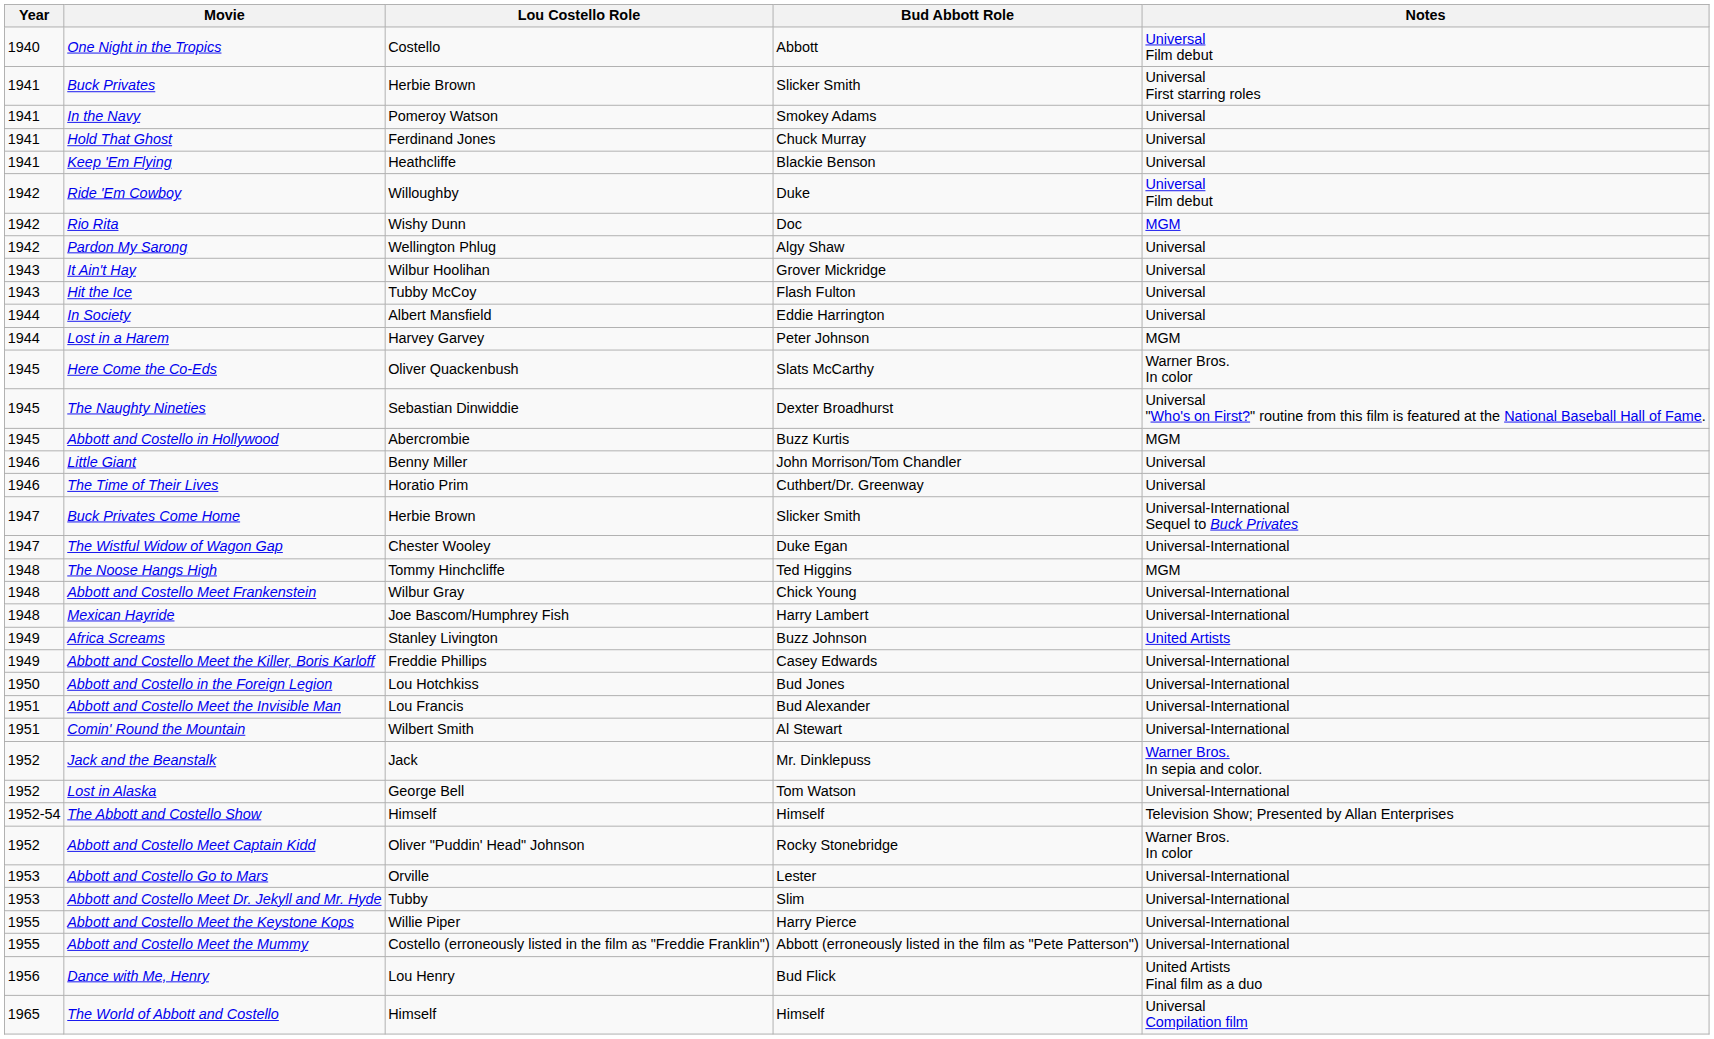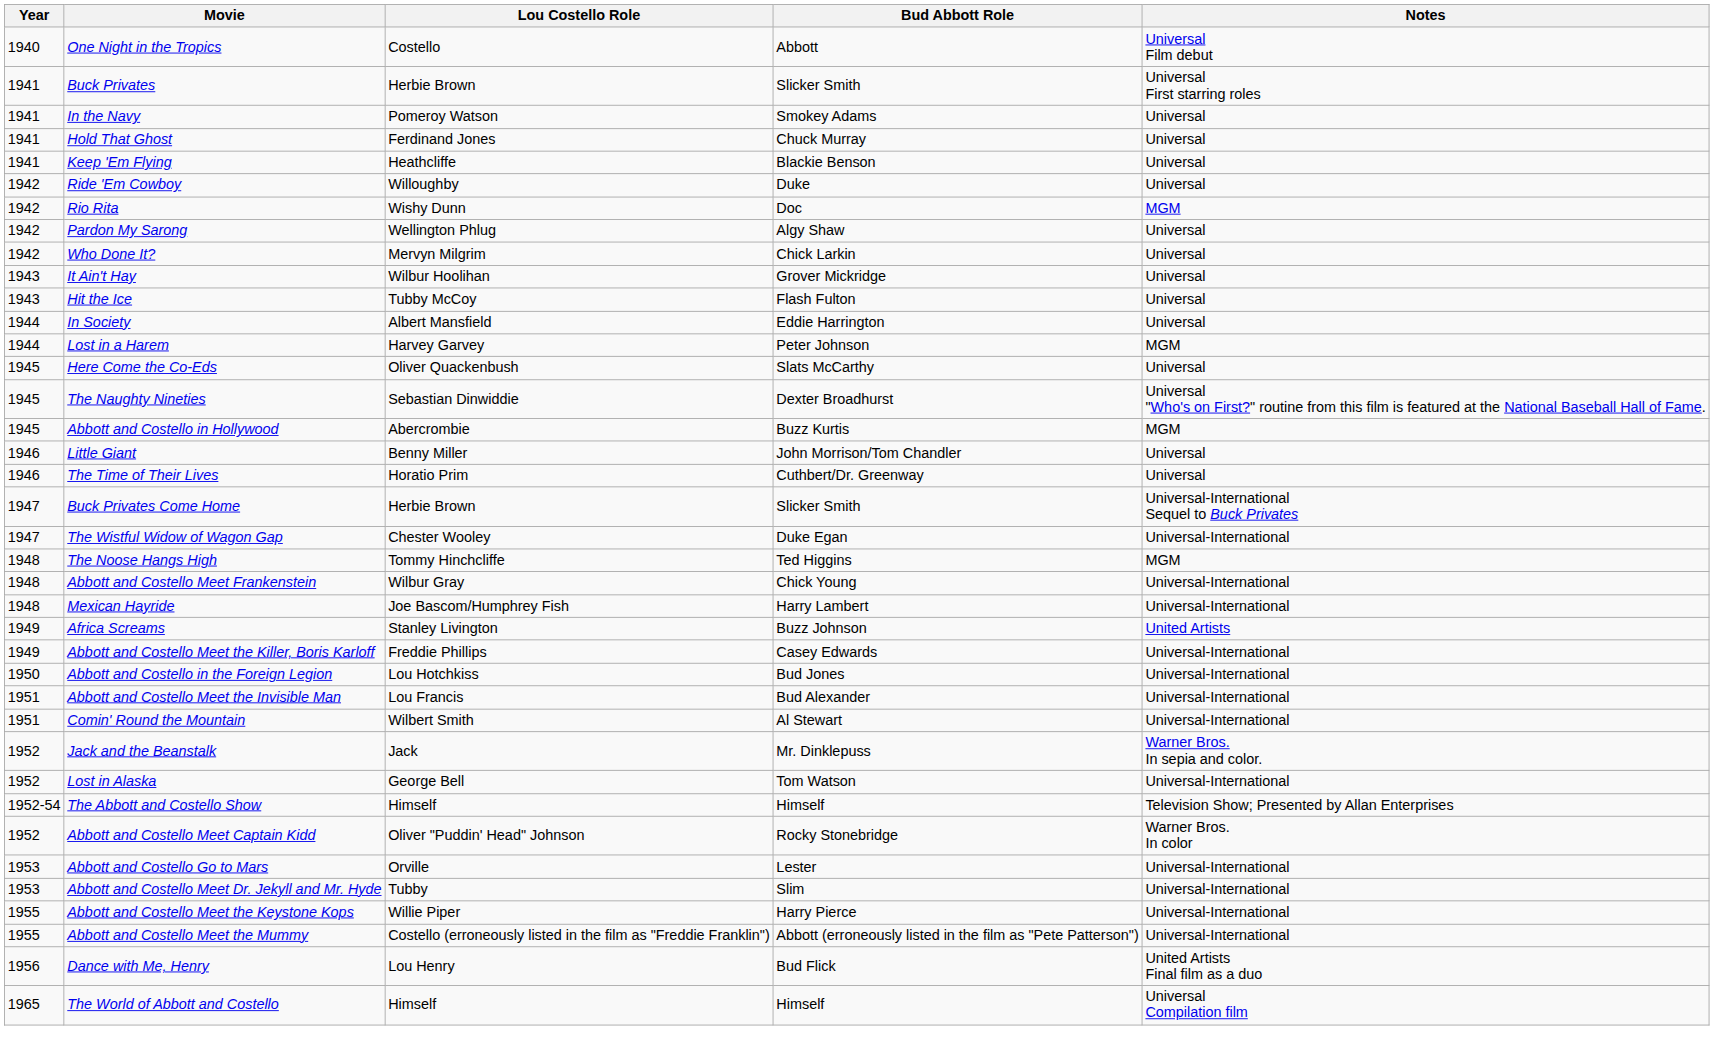(1179, 193) Universal Film debut -> (1175, 185) Universal
+ row: (111, 253)
(1188, 369) Warner Bros. In color -> (1175, 368) Universal
